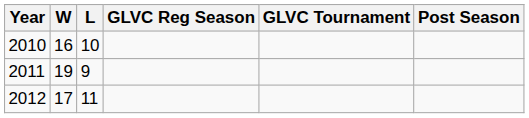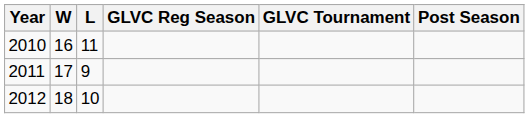(90, 44) 10 -> (89, 44) 11
(63, 71) 19 -> (63, 71) 17
(63, 98) 17 -> (63, 98) 18
(89, 98) 11 -> (90, 98) 10
